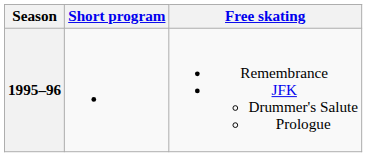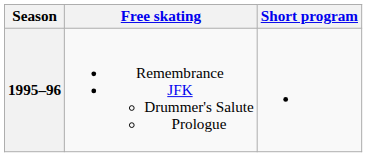columns swapped: (117, 16) <-> (265, 16)
